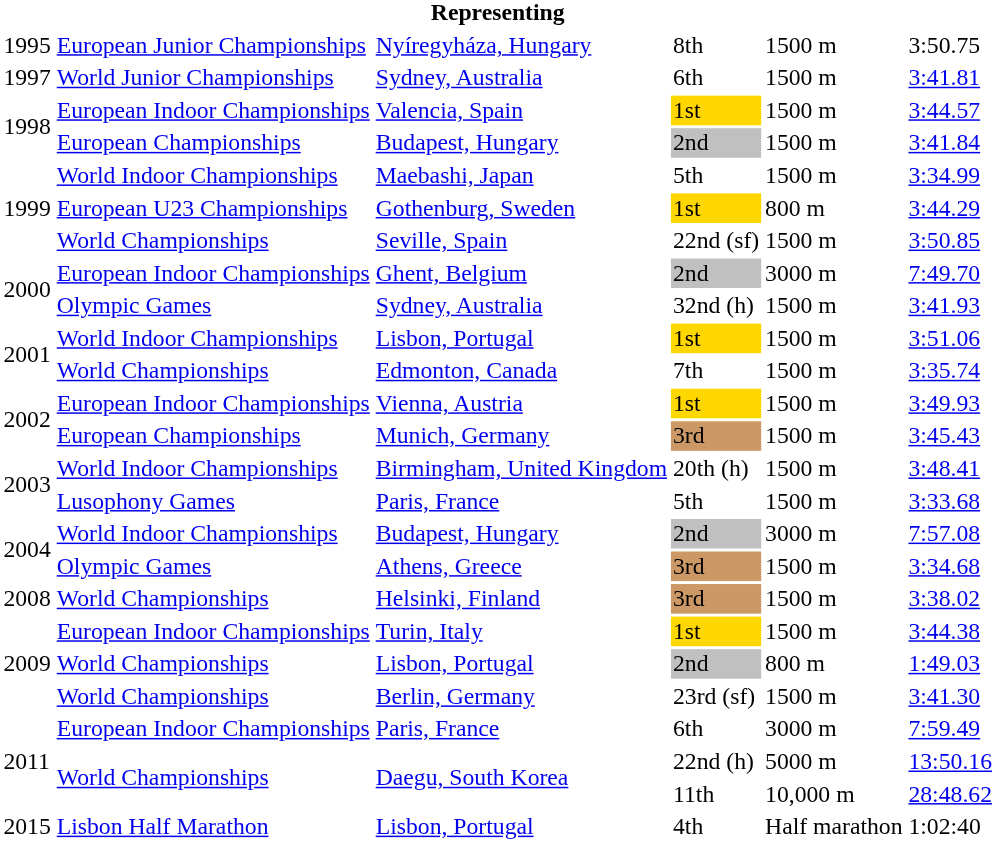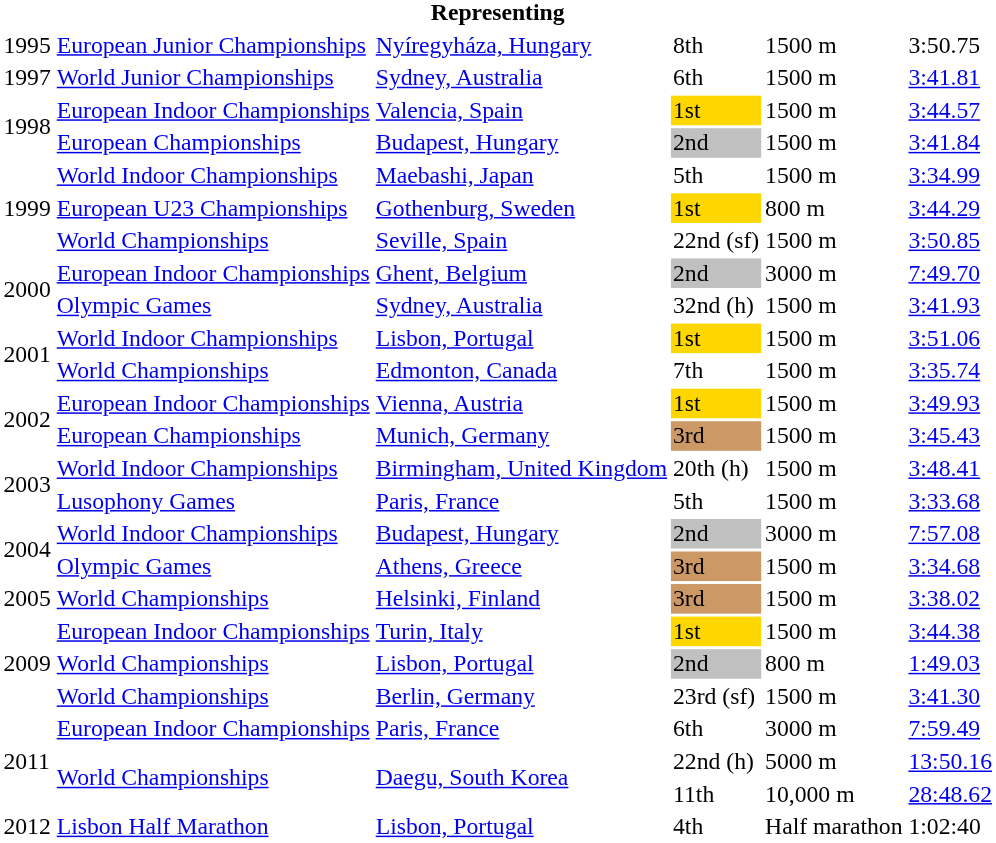(27, 598) 2008 -> (27, 598) 2005
(27, 826) 2015 -> (27, 826) 2012
